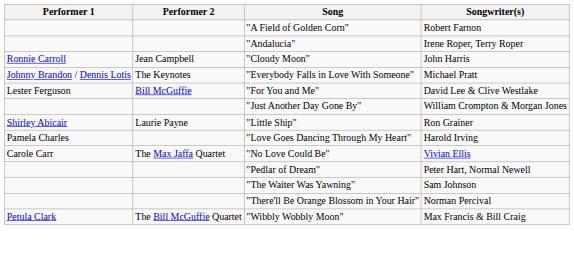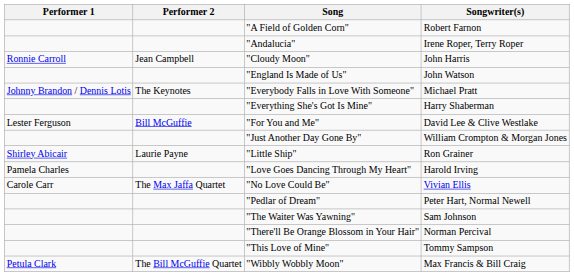+ row: (296, 75)
+ row: (309, 106)
+ row: (288, 248)
